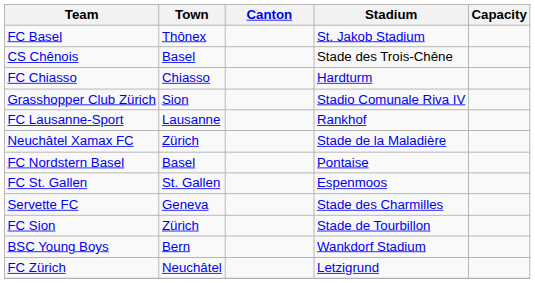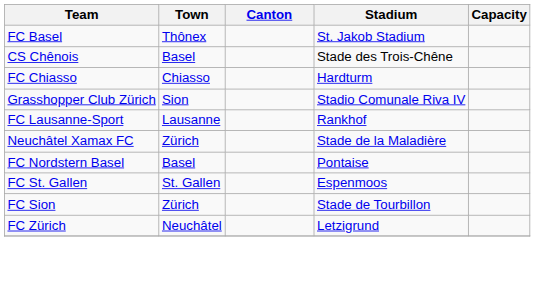- row: (43, 204)
- row: (58, 246)
